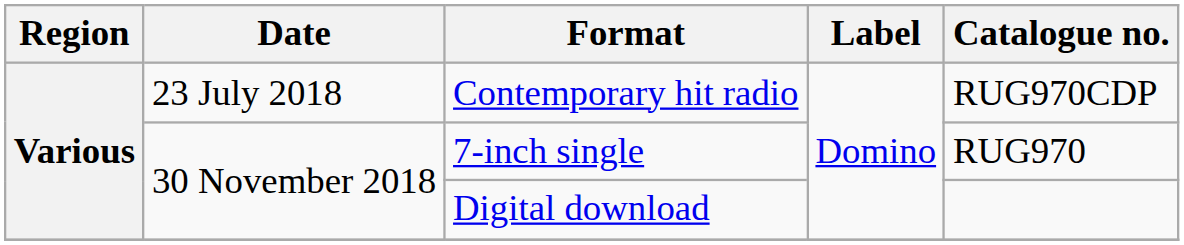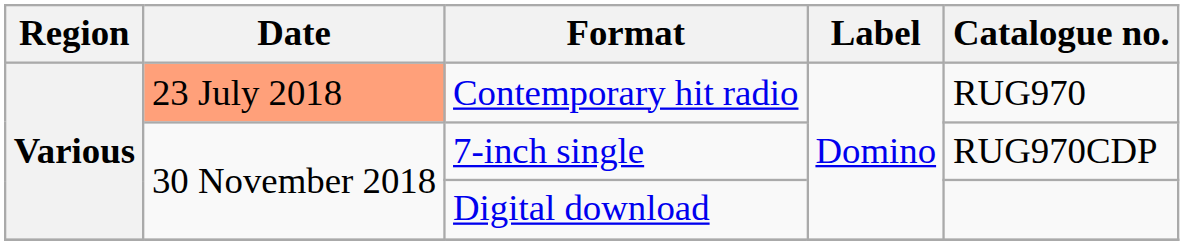(247, 92) no background -> (247, 92) lightsalmon background
(1055, 92) RUG970CDP -> (1019, 92) RUG970
(1019, 150) RUG970 -> (1055, 150) RUG970CDP
